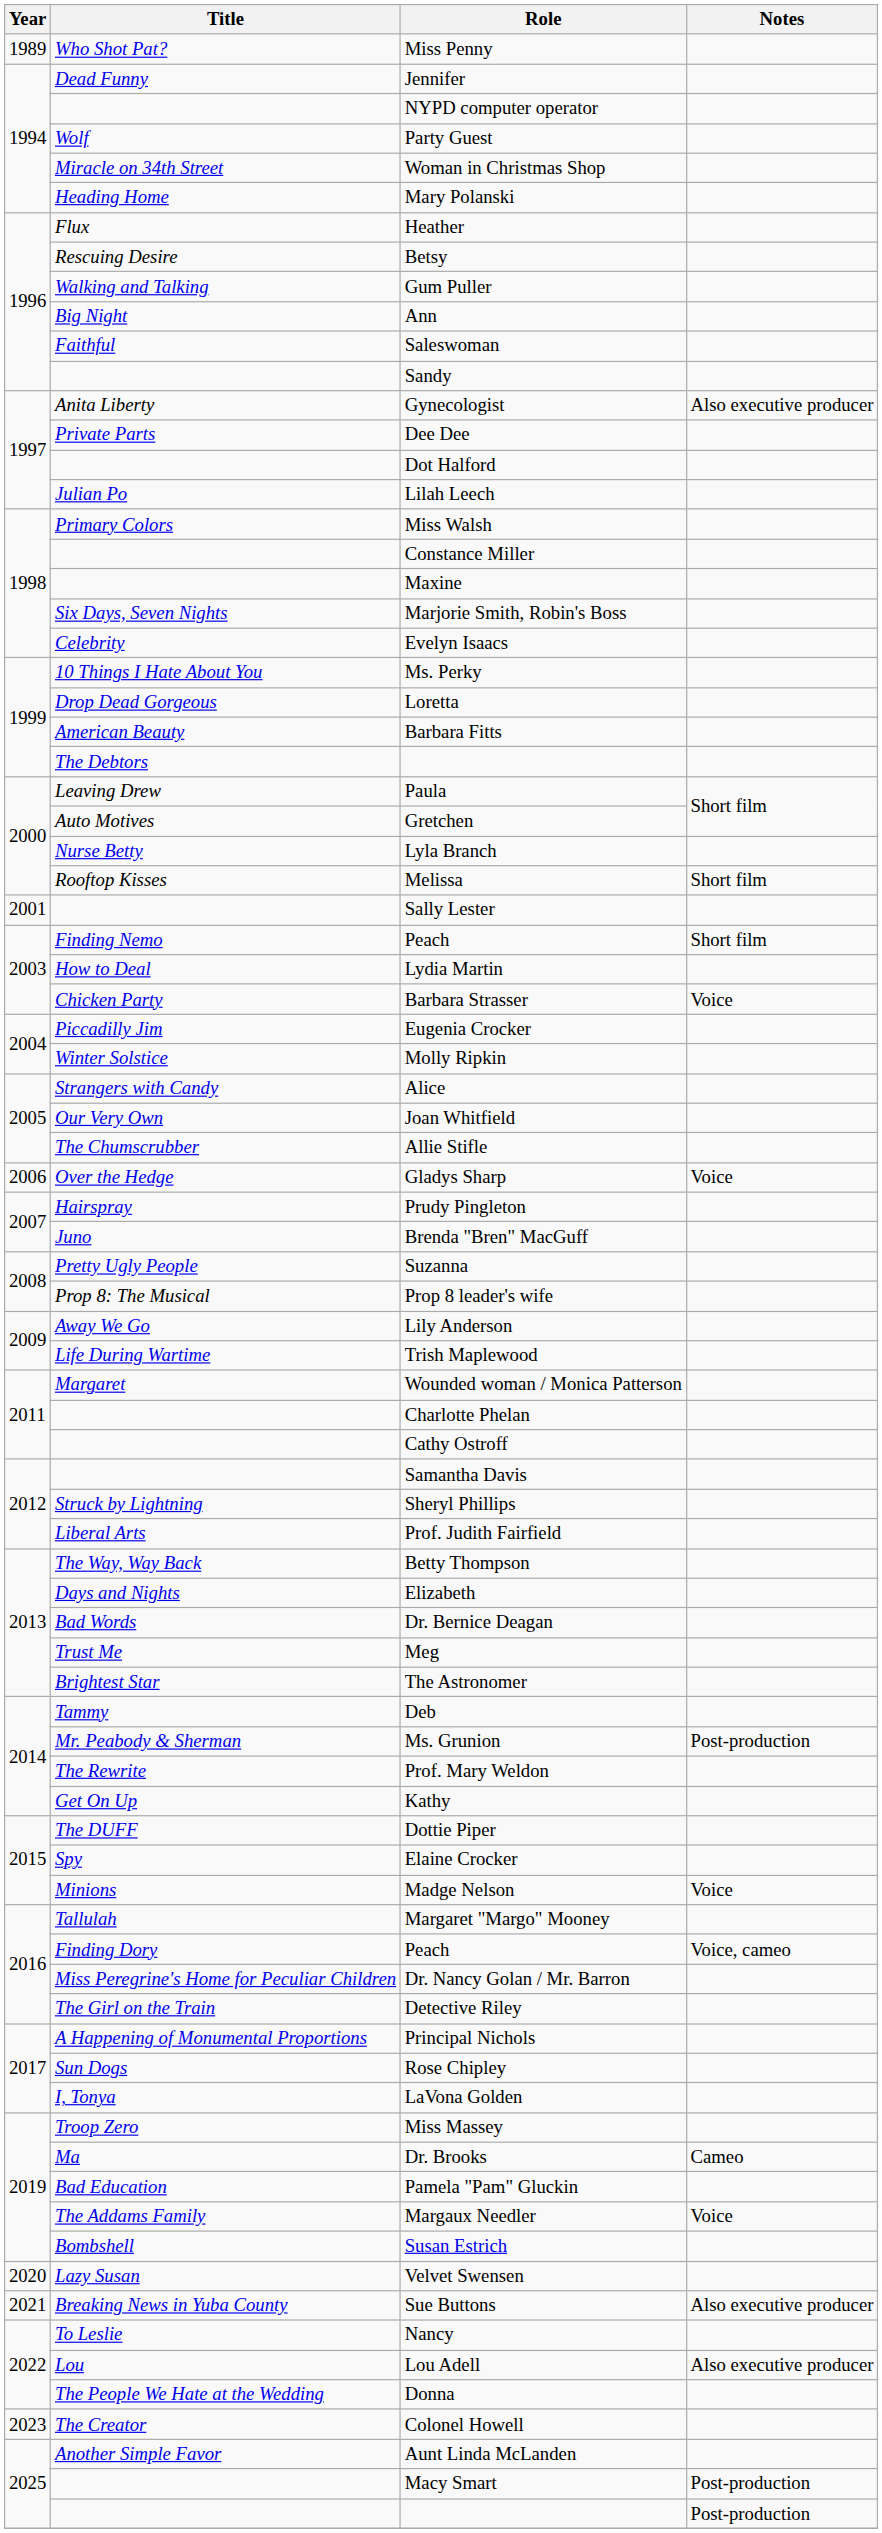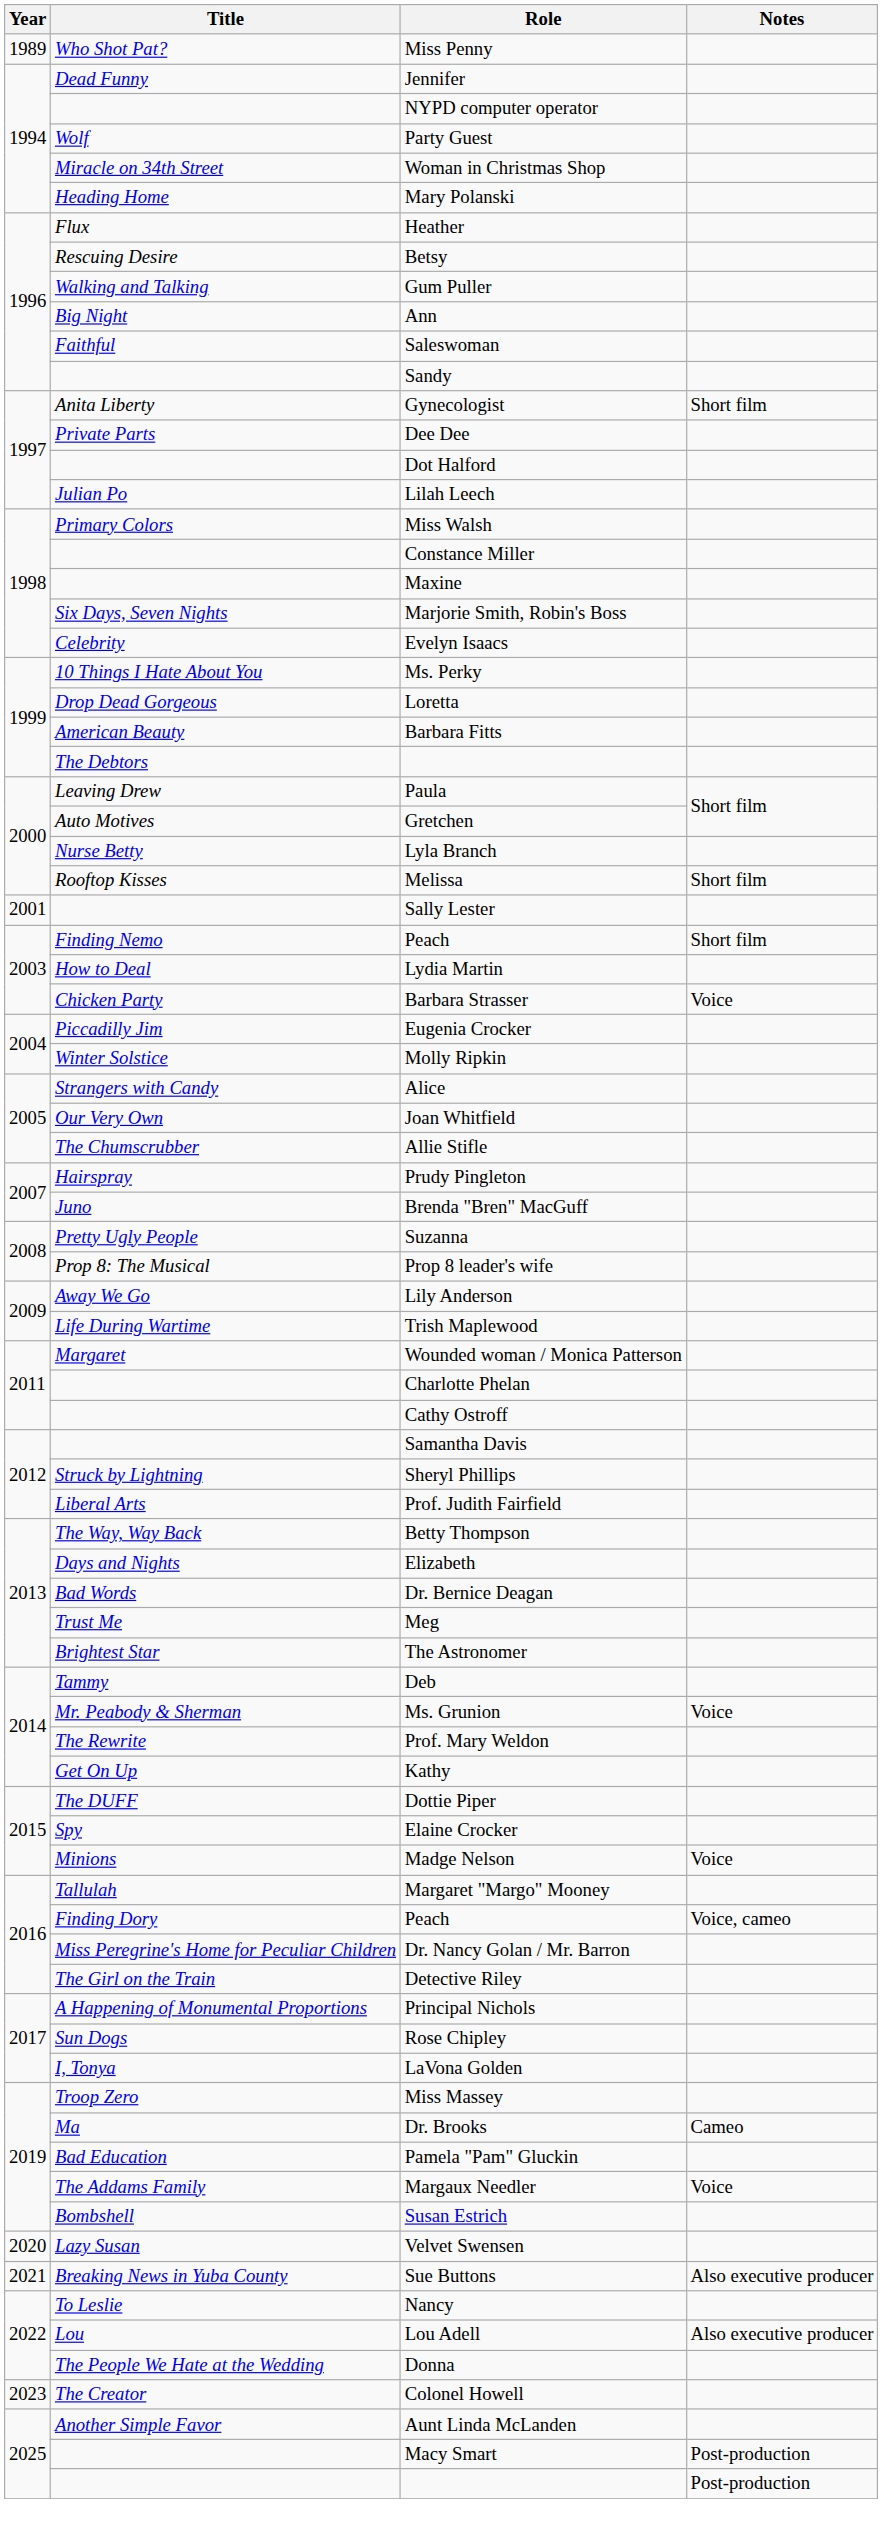(782, 405) Also executive producer -> (729, 405) Short film
- row: (114, 1177)
(750, 1741) Post-production -> (712, 1711) Voice
